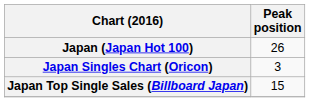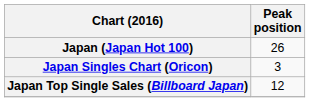(278, 86) 15 -> (278, 86) 12
